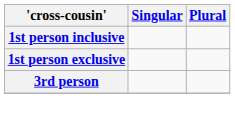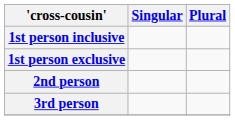+ row: (66, 81)
